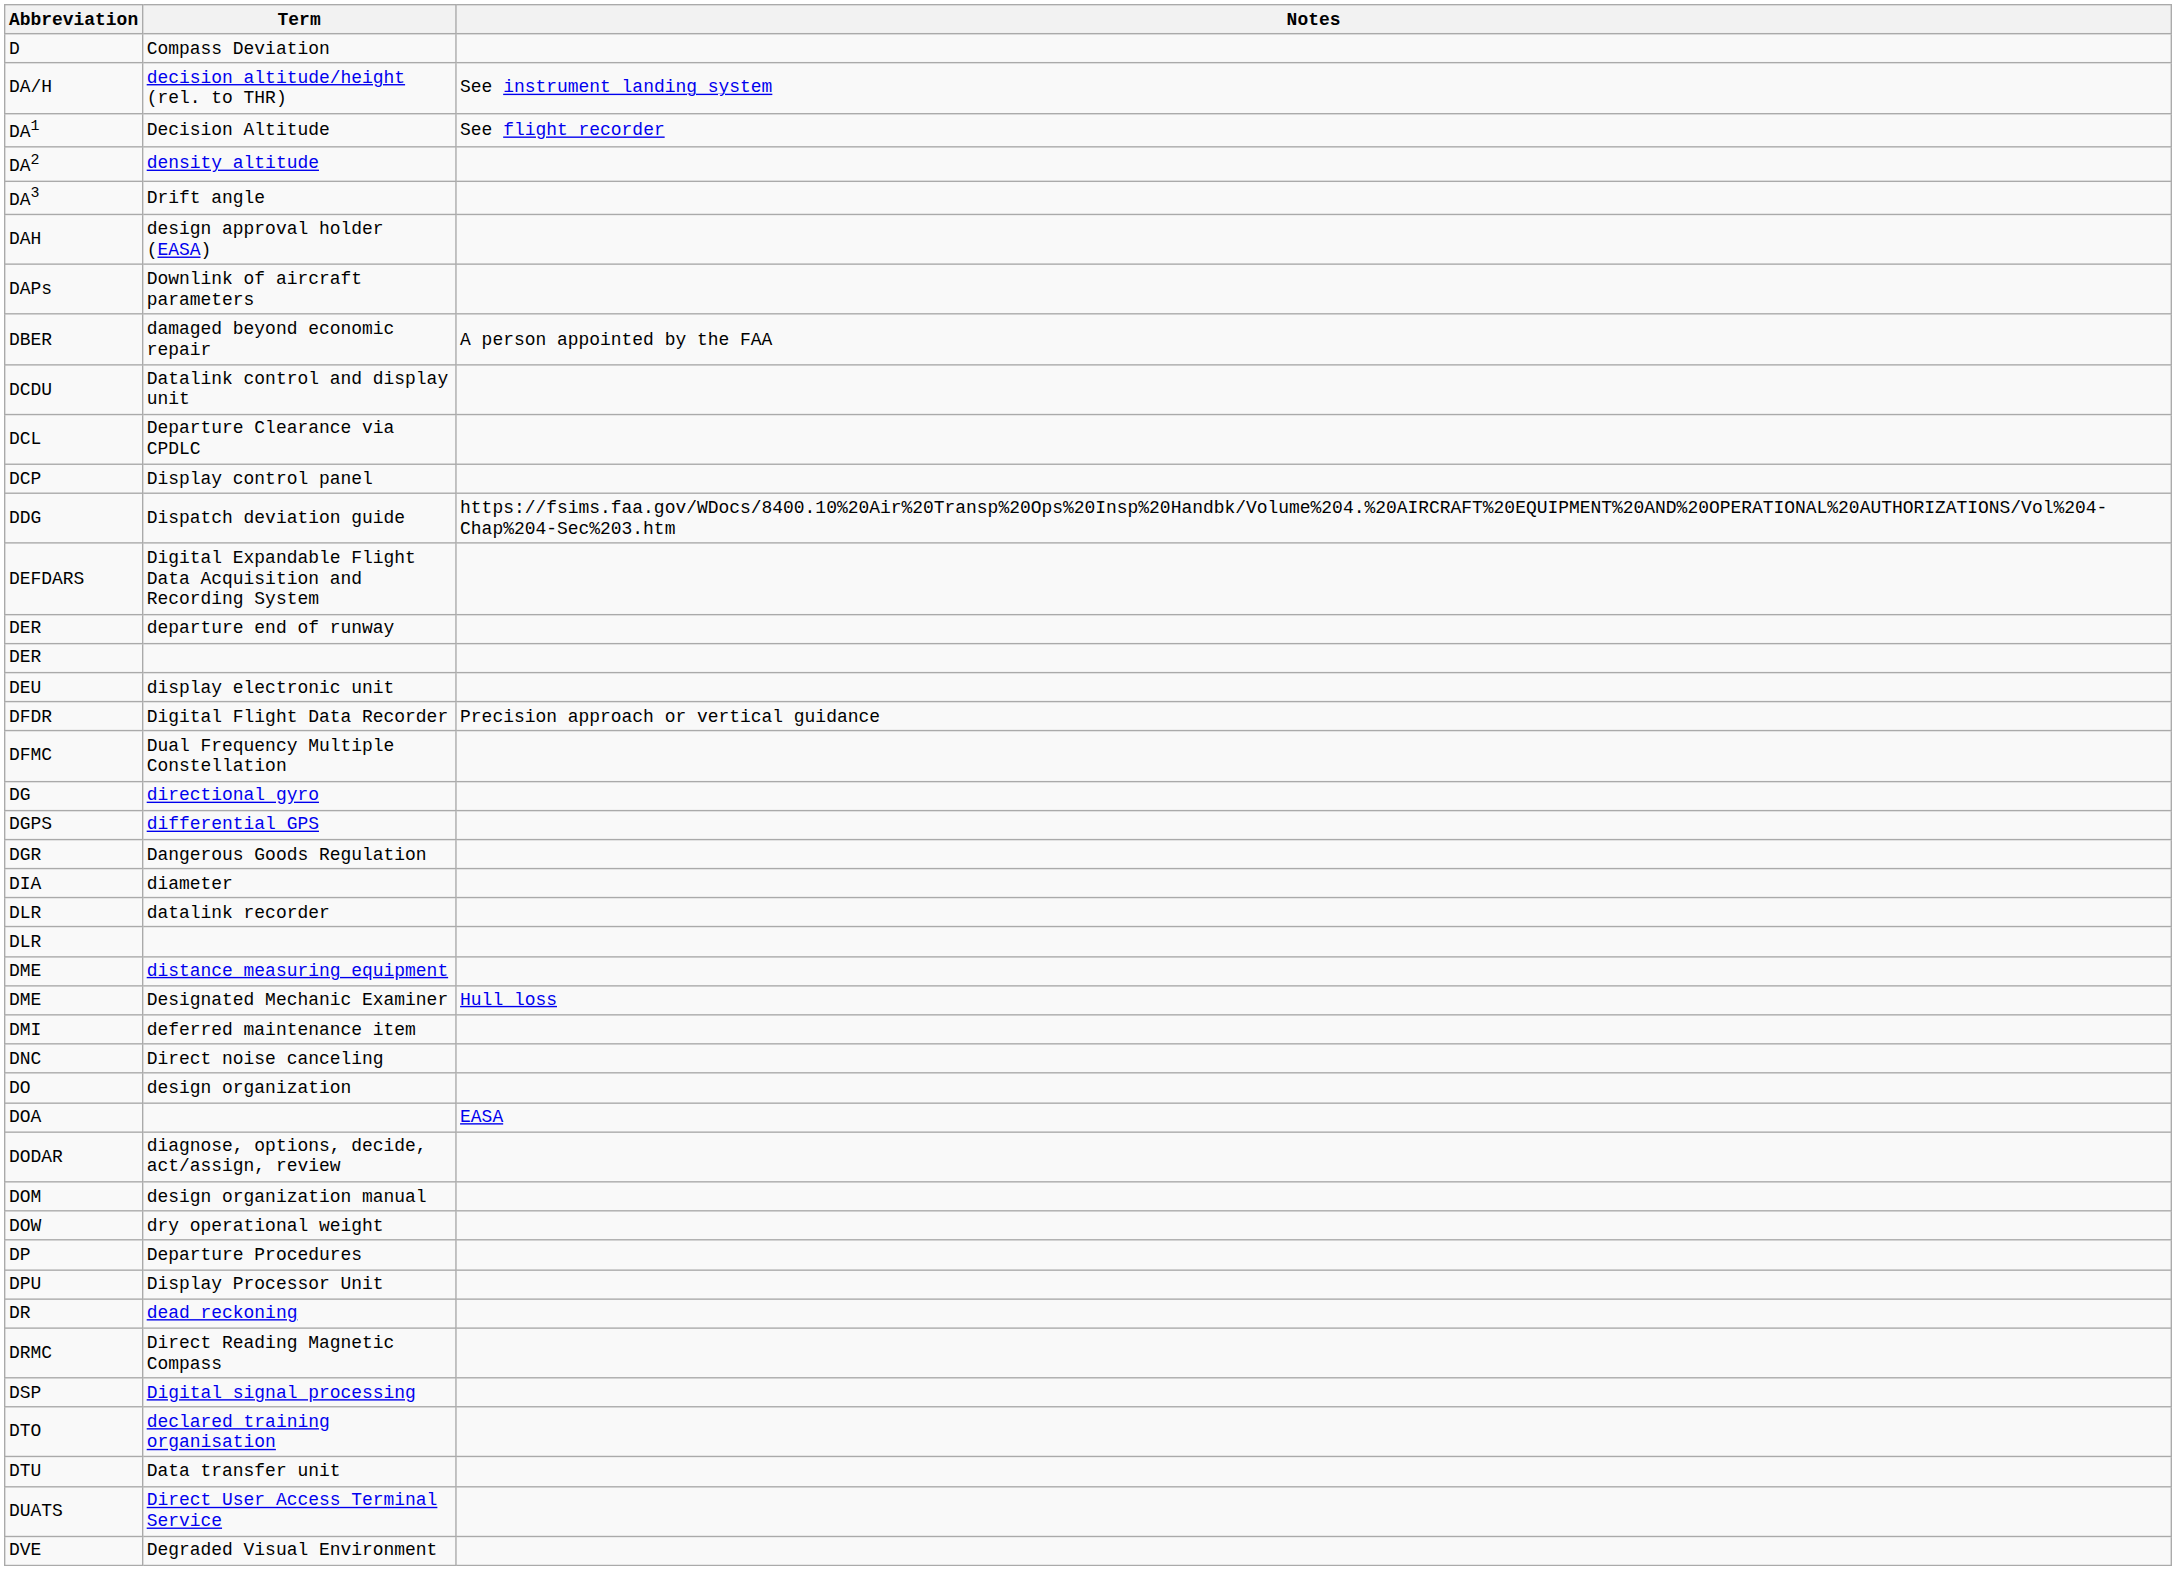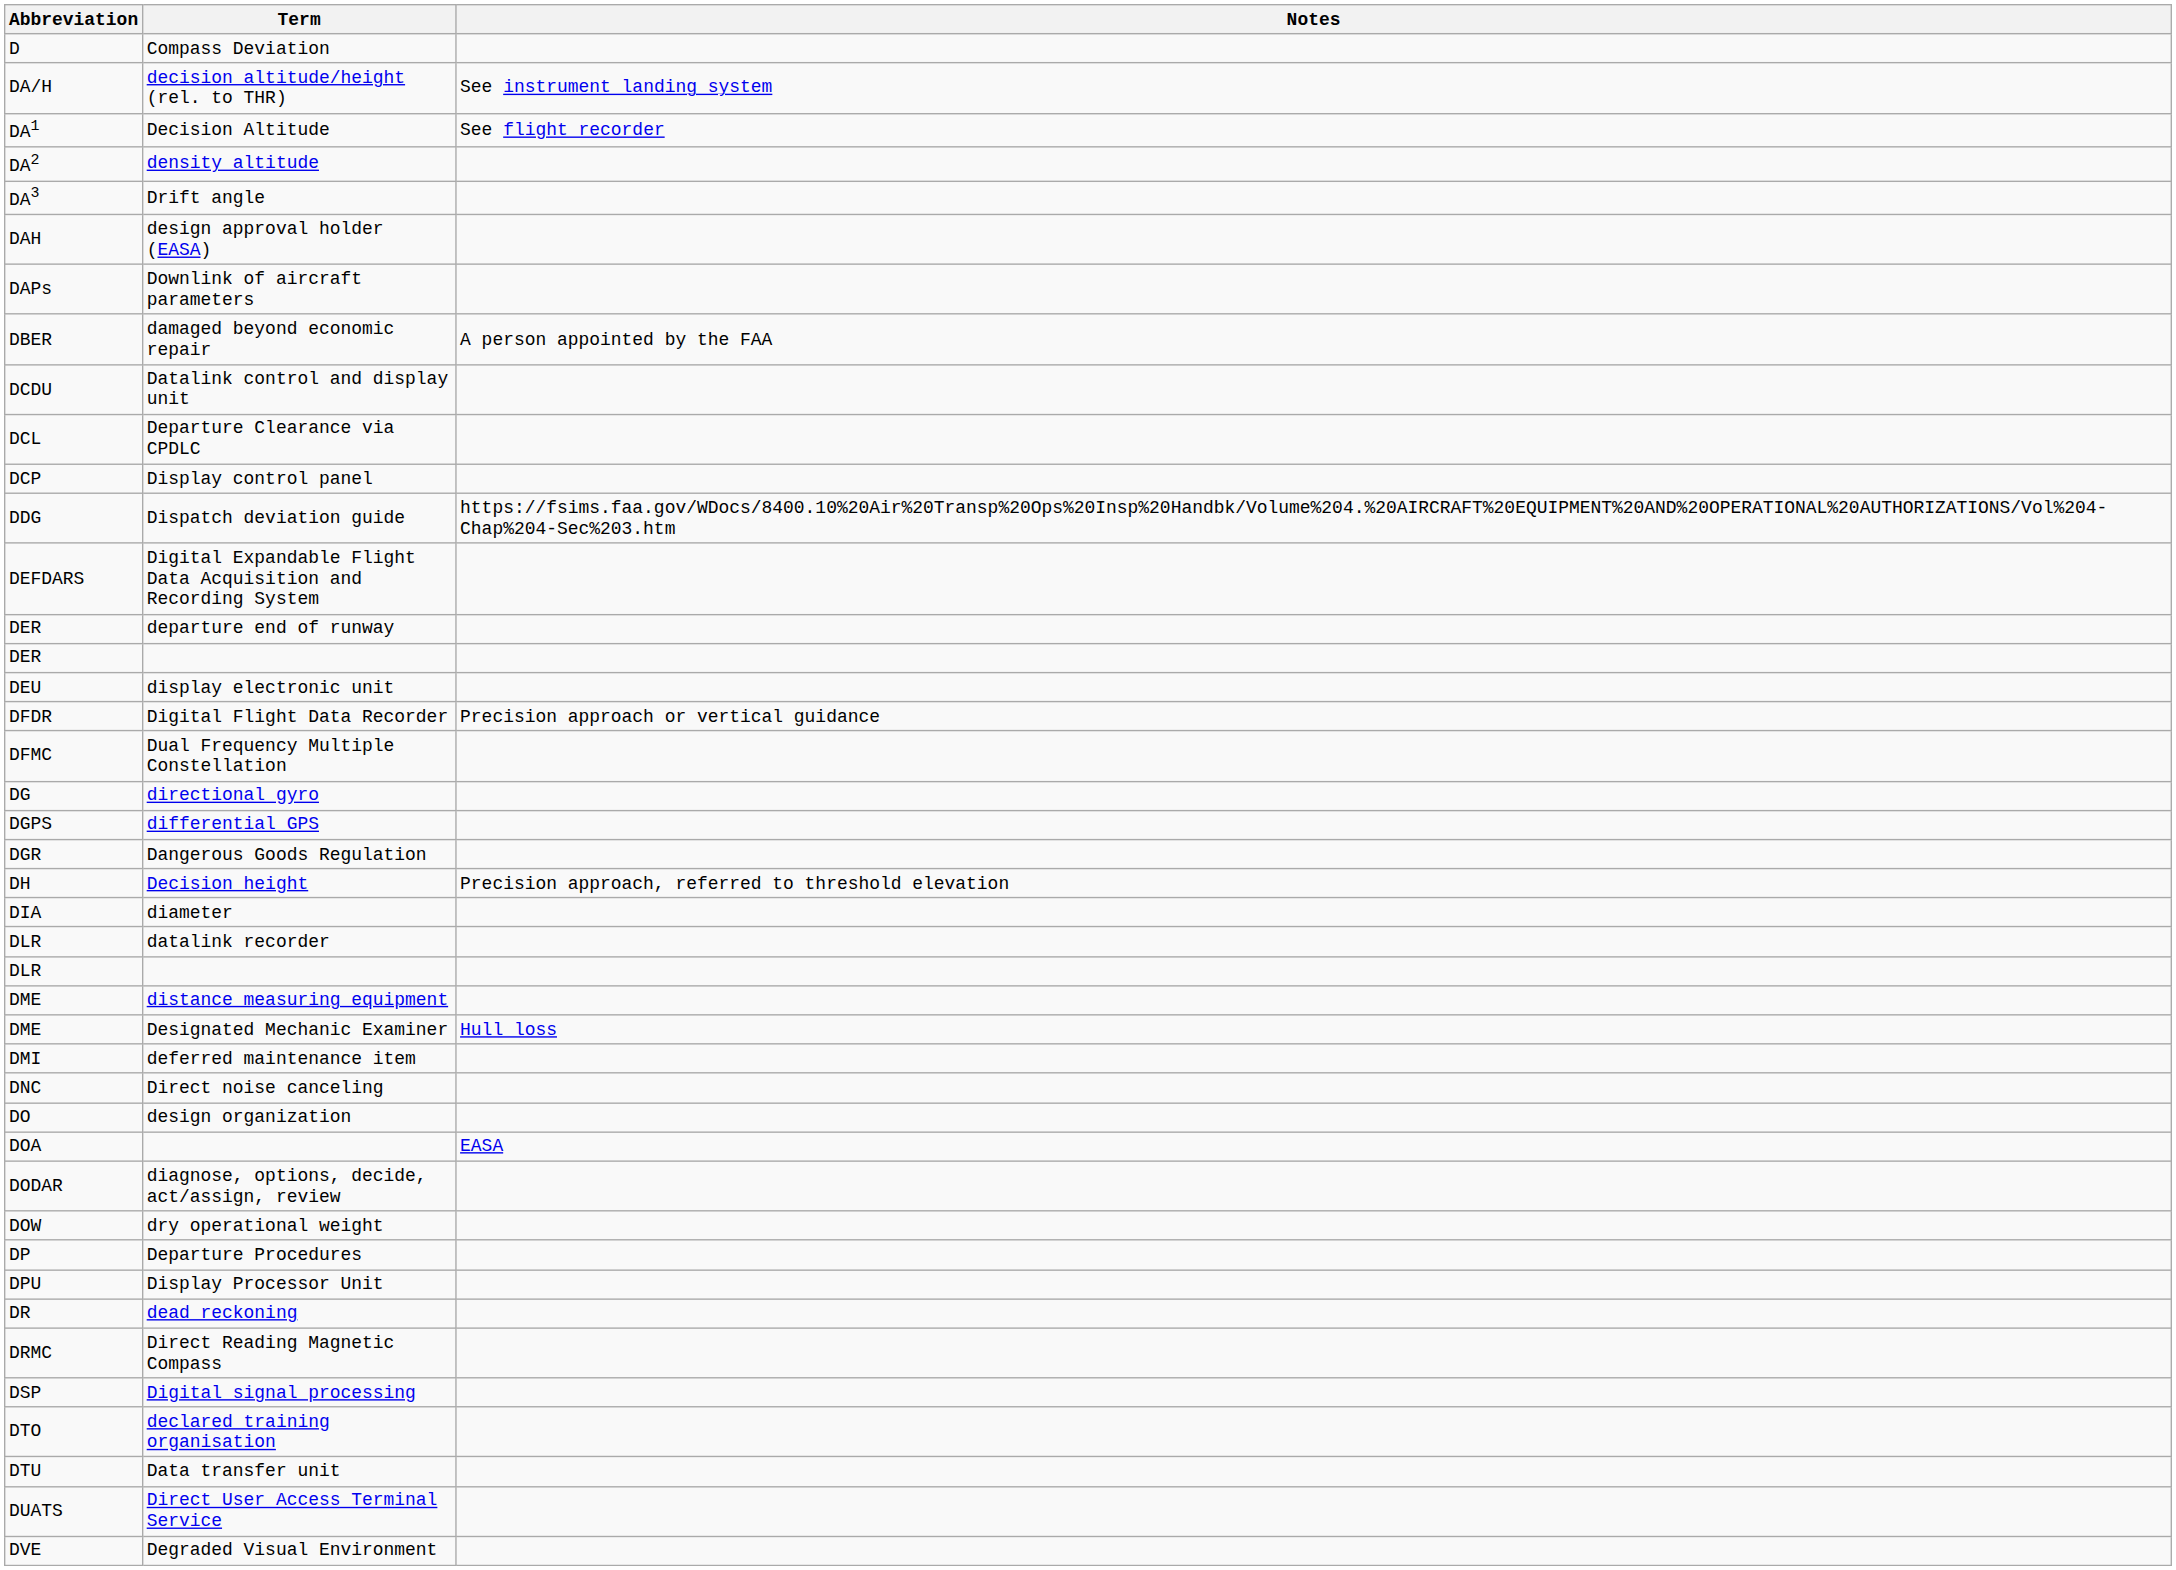+ row: (20, 883)
- row: (25, 1196)
